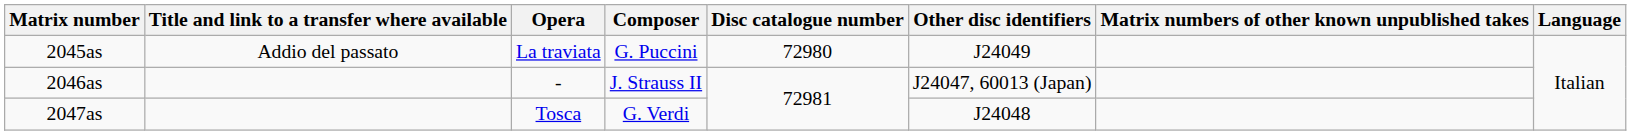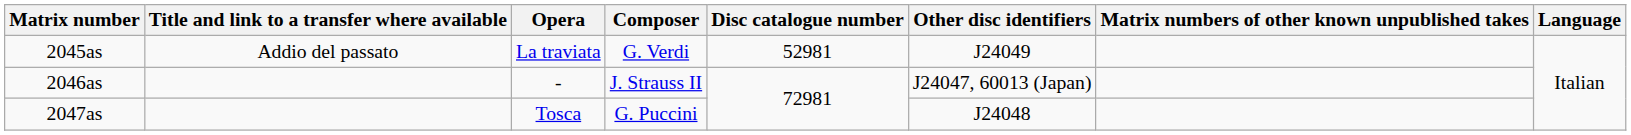(656, 51) G. Puccini -> (656, 51) G. Verdi
(807, 51) 72980 -> (807, 51) 52981
(656, 113) G. Verdi -> (656, 113) G. Puccini
